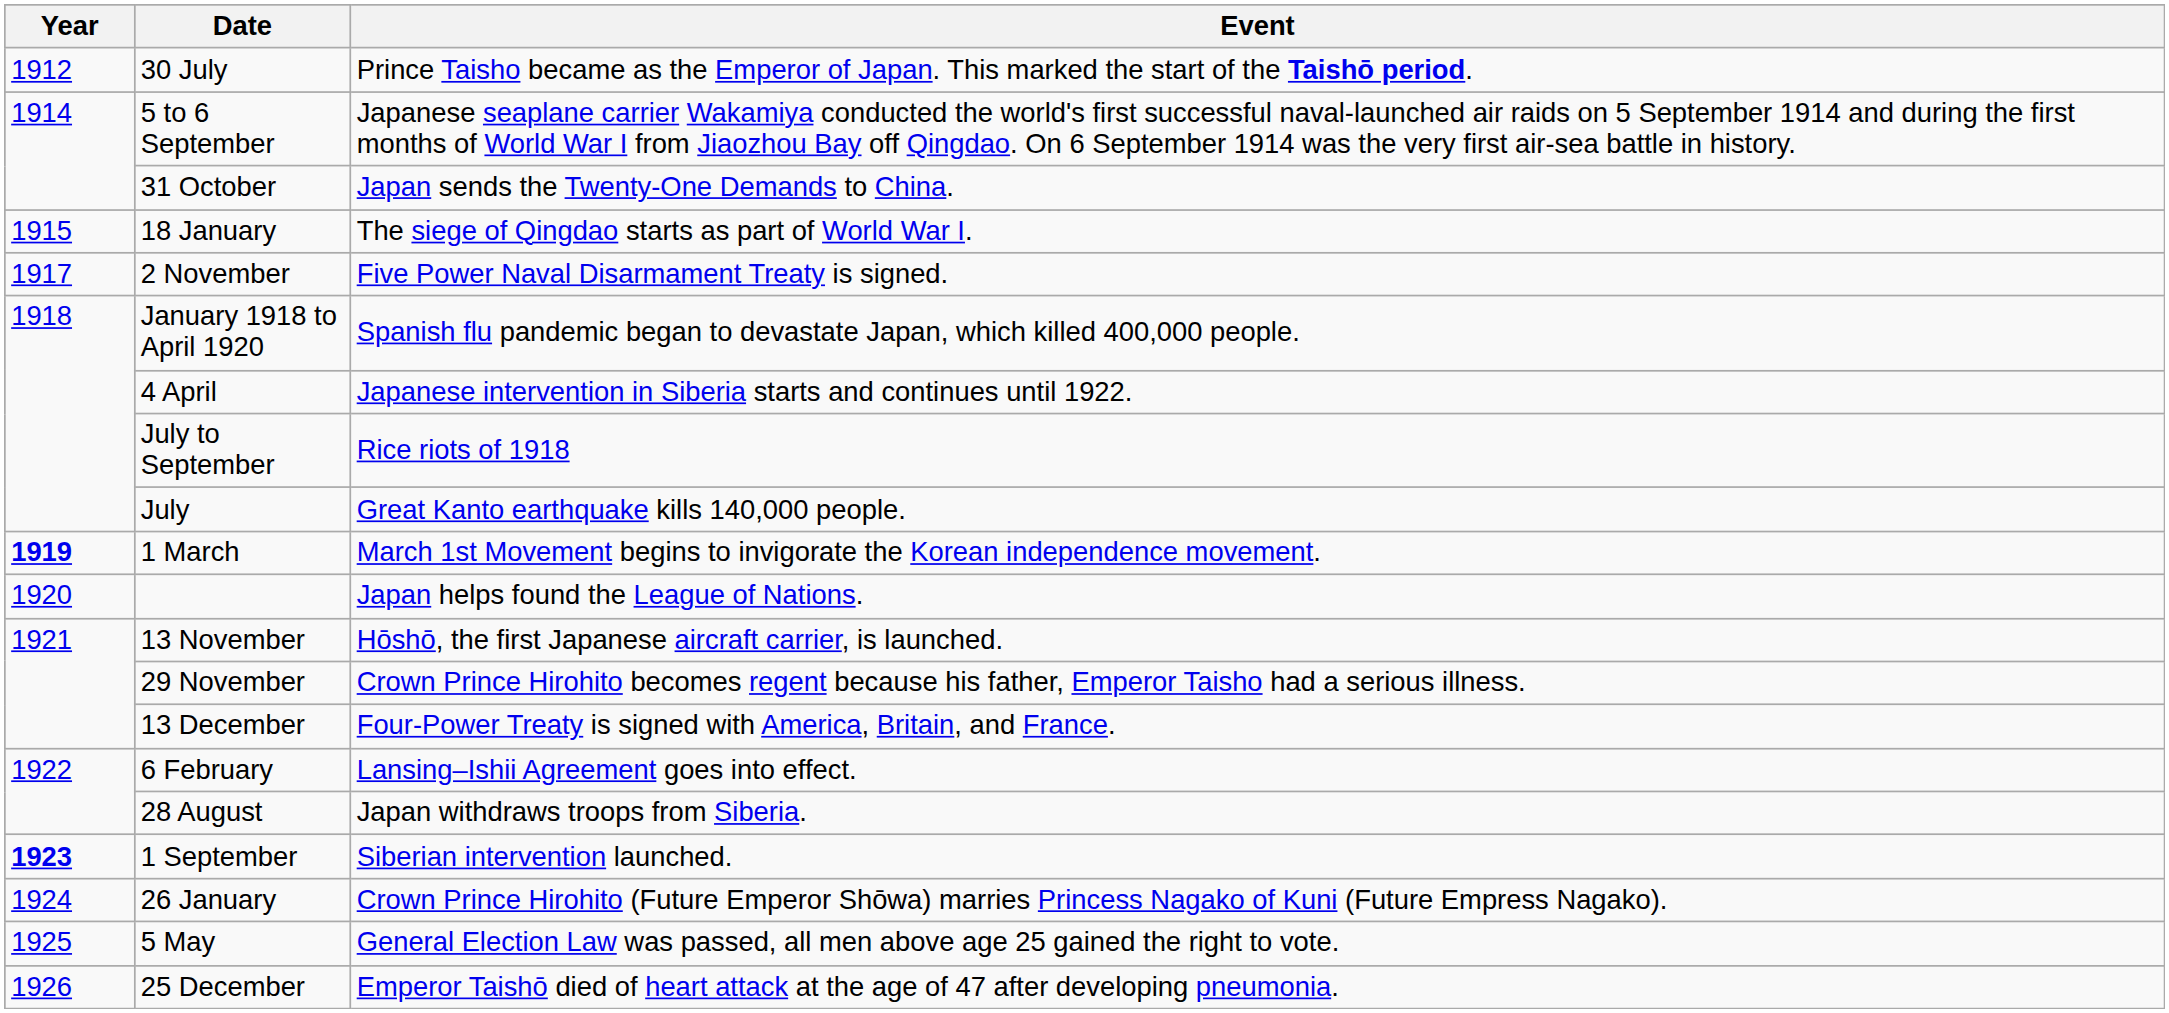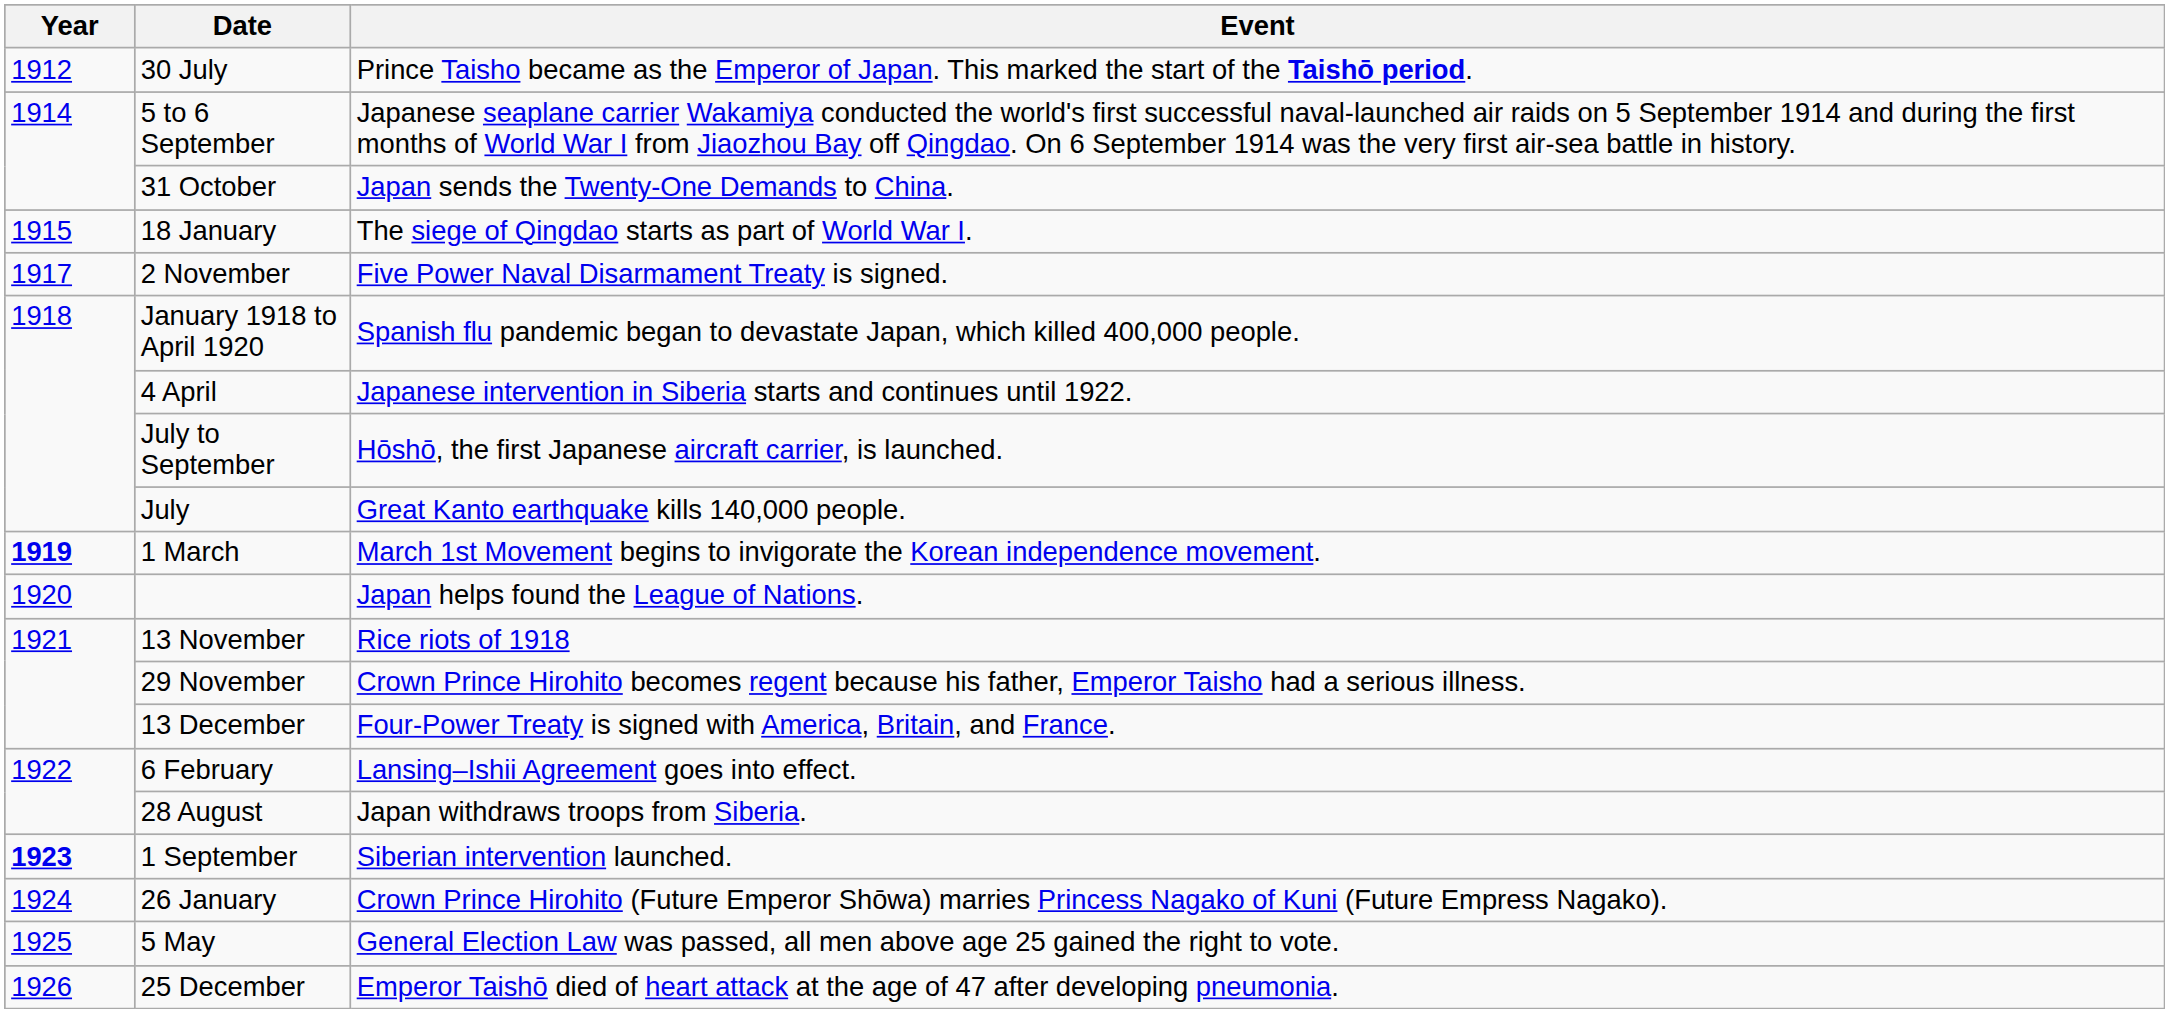(463, 450) Rice riots of 1918 -> (680, 450) Hōshō, the first Japanese aircraft carrier, is launched.
(680, 639) Hōshō, the first Japanese aircraft carrier, is launched. -> (463, 639) Rice riots of 1918
